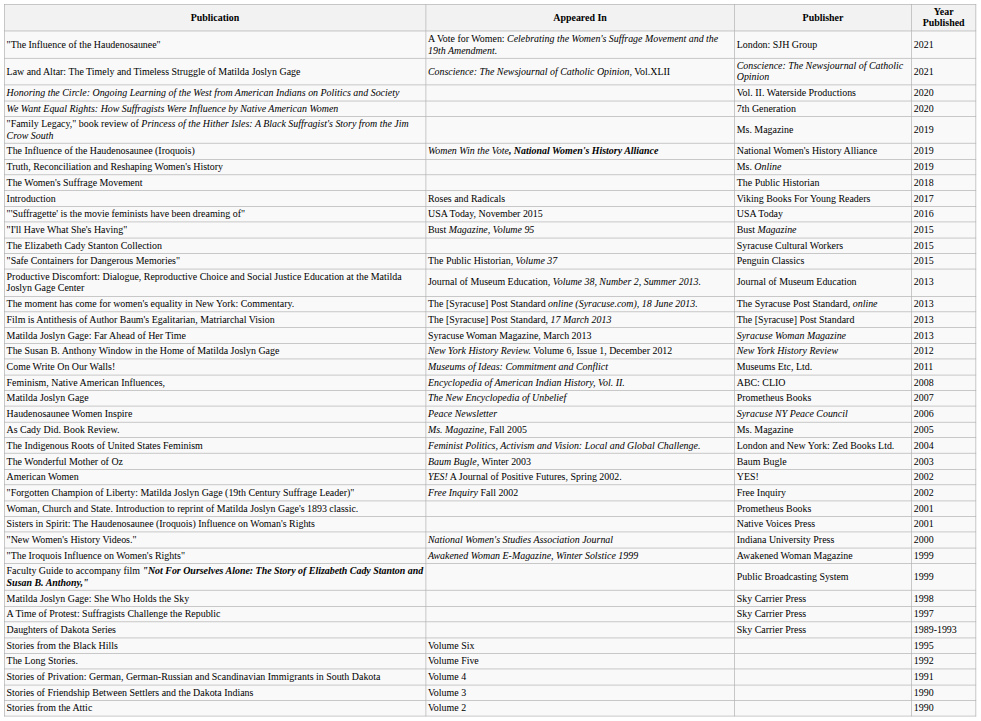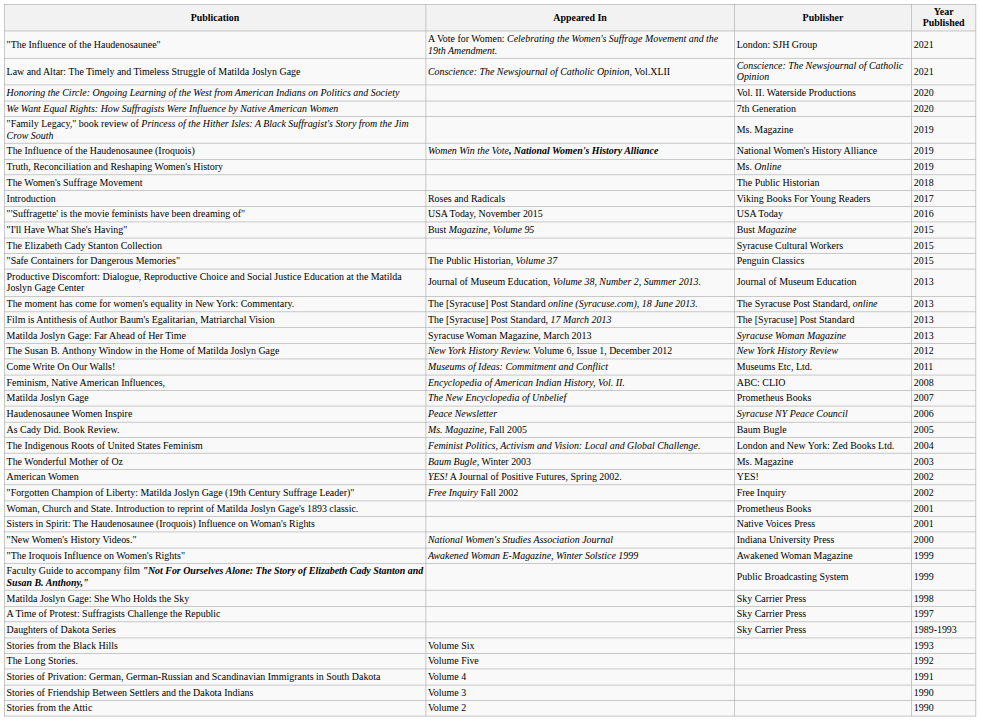(765, 430) Ms. Magazine -> (762, 430) Baum Bugle
(762, 461) Baum Bugle -> (765, 461) Ms. Magazine
(924, 645) 1995 -> (924, 645) 1993
